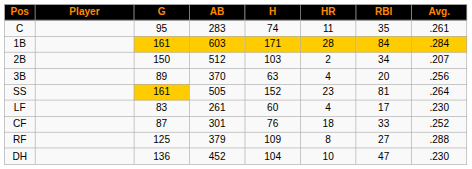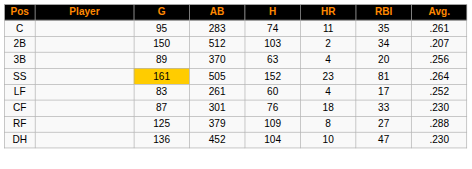- row: (20, 44)
(439, 108) .230 -> (439, 92) .252
(439, 124) .252 -> (439, 108) .230
